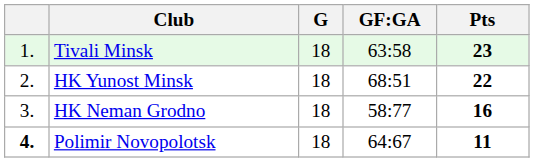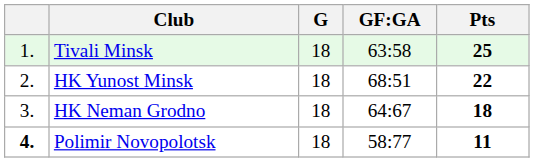(482, 50) 23 -> (482, 50) 25
(390, 111) 58:77 -> (390, 111) 64:67
(482, 111) 16 -> (482, 111) 18
(390, 141) 64:67 -> (390, 141) 58:77
